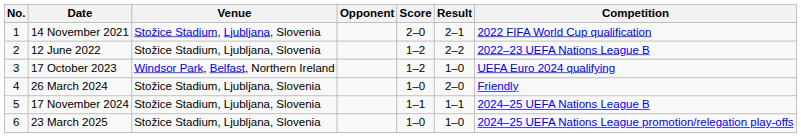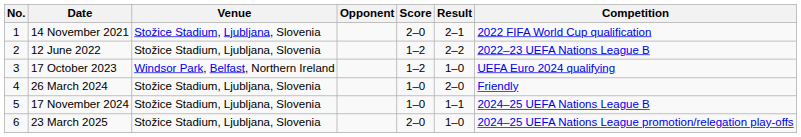(416, 104) 1–1 -> (416, 104) 1–0
(416, 123) 1–0 -> (416, 123) 2–0
